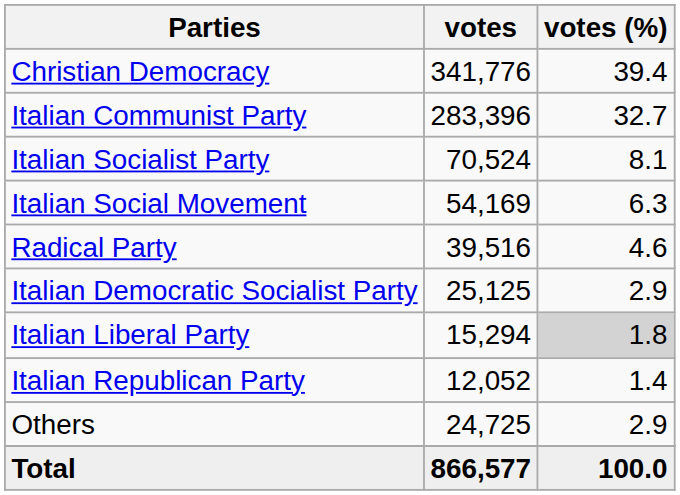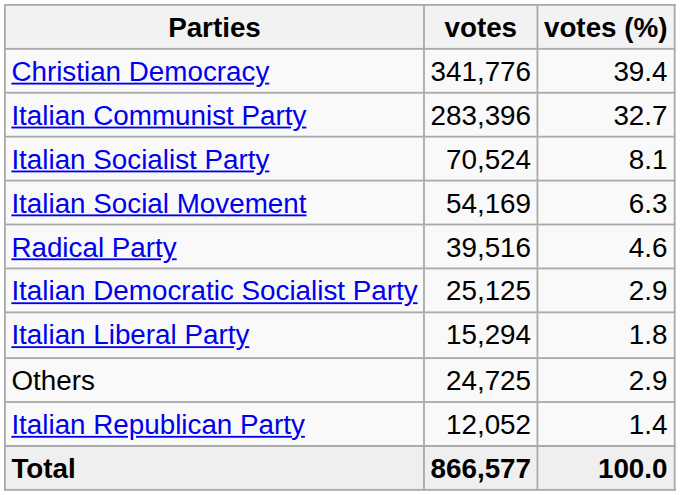(648, 335) lightgrey background -> (648, 335) no background
rows swapped: (158, 379) <-> (53, 423)
